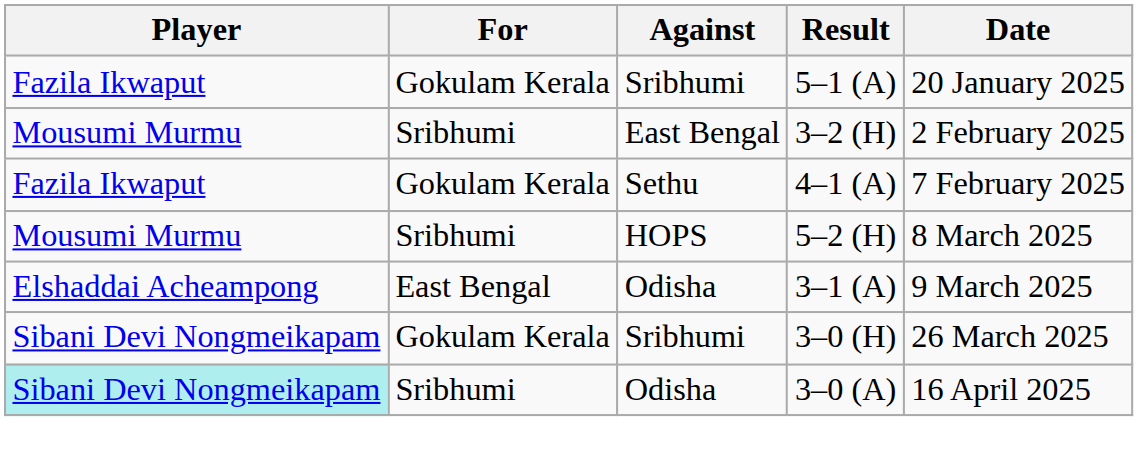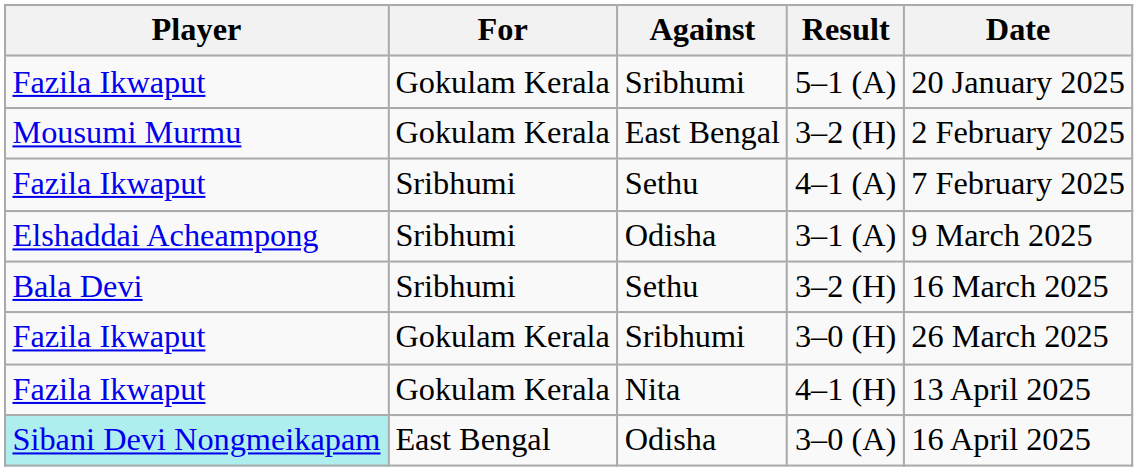(456, 132) Sribhumi -> (503, 132) Gokulam Kerala
(503, 183) Gokulam Kerala -> (456, 183) Sribhumi
- row: (666, 235)
(473, 286) East Bengal -> (456, 235) Sribhumi
+ row: (662, 286)
(196, 337) Sibani Devi Nongmeikapam -> (109, 337) Fazila Ikwaput
+ row: (653, 388)
(456, 388) Sribhumi -> (473, 440) East Bengal
